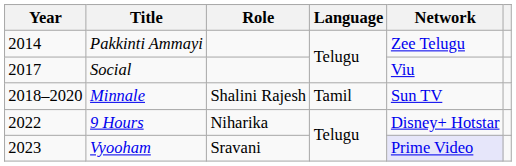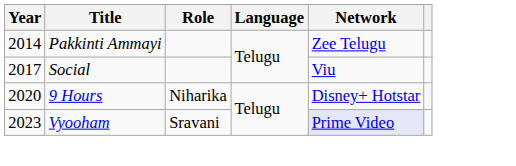- row: (118, 95)
(25, 122) 2022 -> (25, 95) 2020
